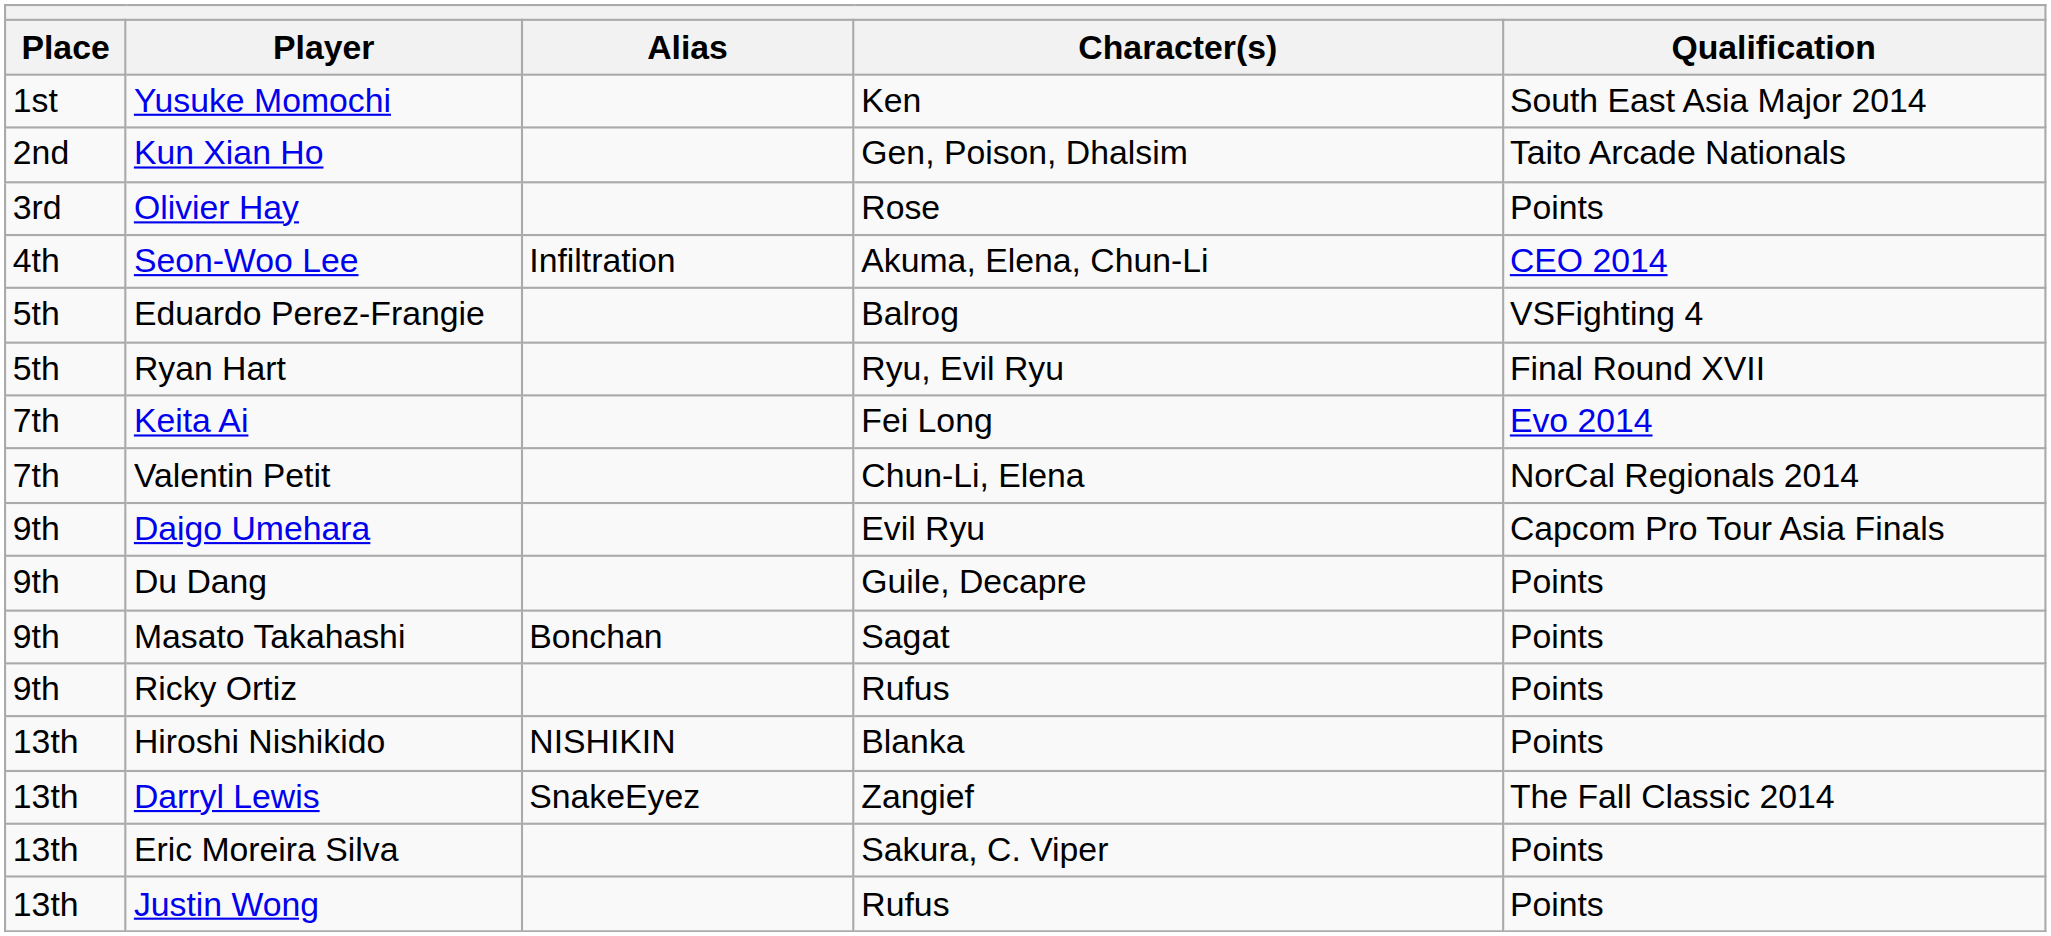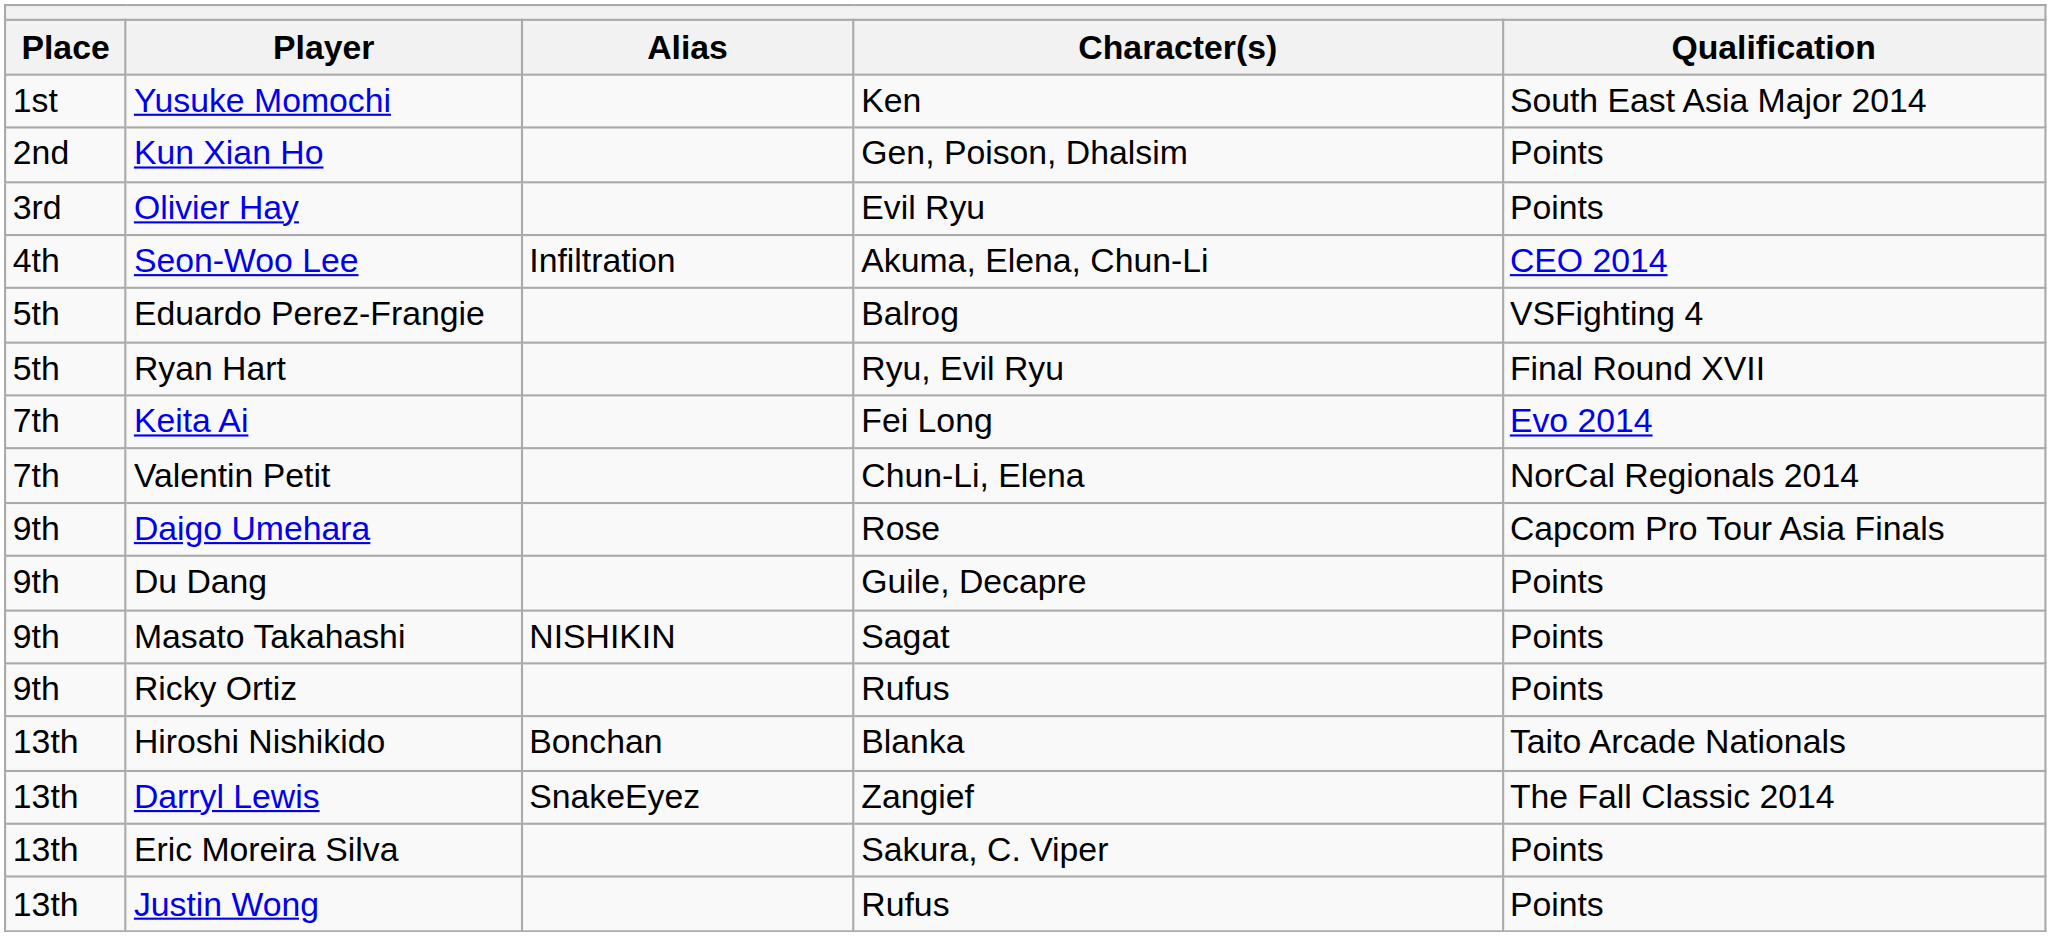(1678, 153) Taito Arcade Nationals -> (1557, 153) Points
(901, 207) Rose -> (923, 207) Evil Ryu
(923, 528) Evil Ryu -> (901, 528) Rose
(596, 635) Bonchan -> (602, 635) NISHIKIN
(602, 742) NISHIKIN -> (596, 742) Bonchan
(1557, 742) Points -> (1678, 742) Taito Arcade Nationals
